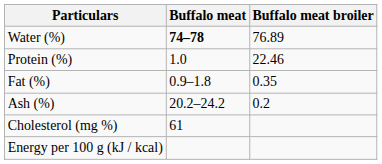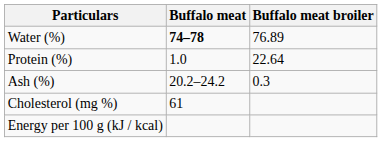(268, 59) 22.46 -> (268, 59) 22.64
- row: (29, 81)
(261, 103) 0.2 -> (261, 81) 0.3
